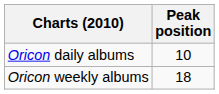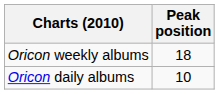rows swapped: (71, 54) <-> (78, 77)
